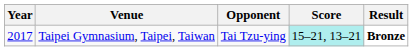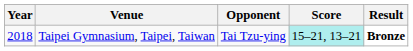(20, 35) 2017 -> (20, 35) 2018
